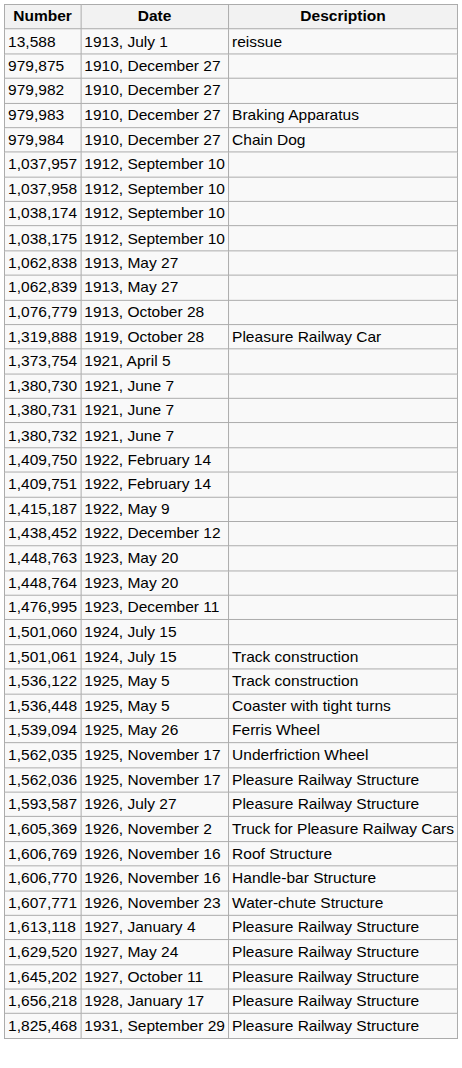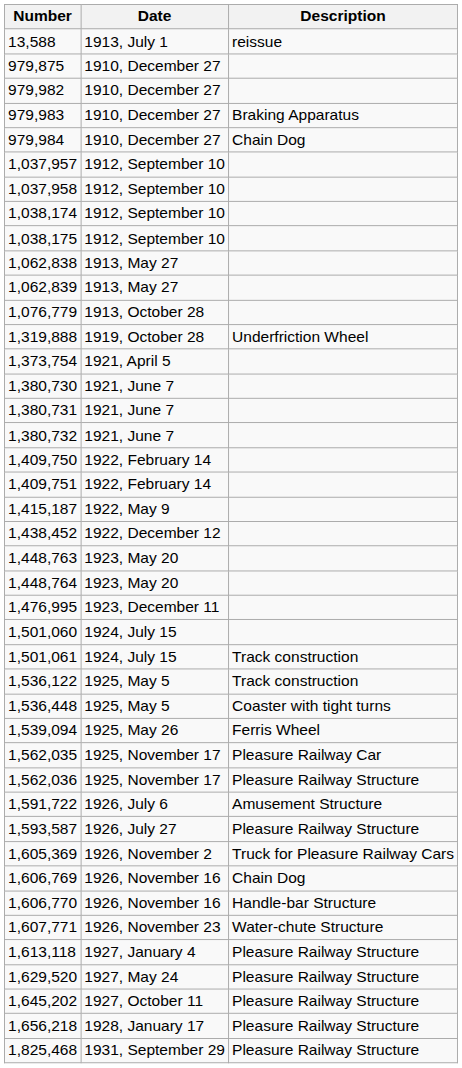(307, 336) Pleasure Railway Car -> (300, 336) Underfriction Wheel
(300, 755) Underfriction Wheel -> (307, 755) Pleasure Railway Car
+ row: (43, 804)
(282, 853) Roof Structure -> (269, 878) Chain Dog
